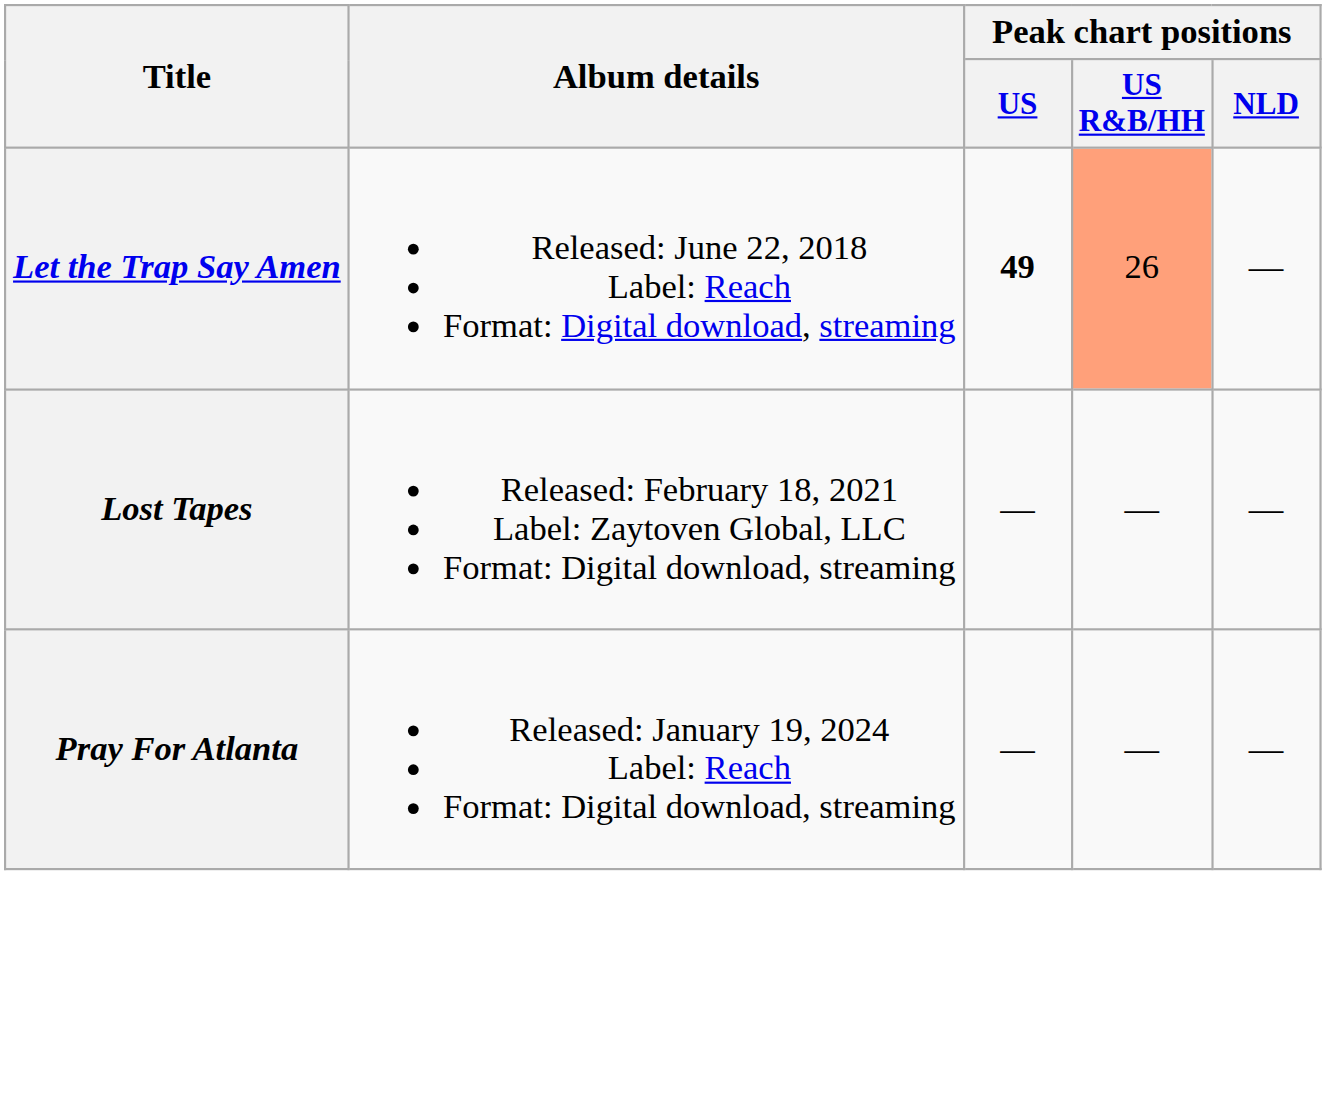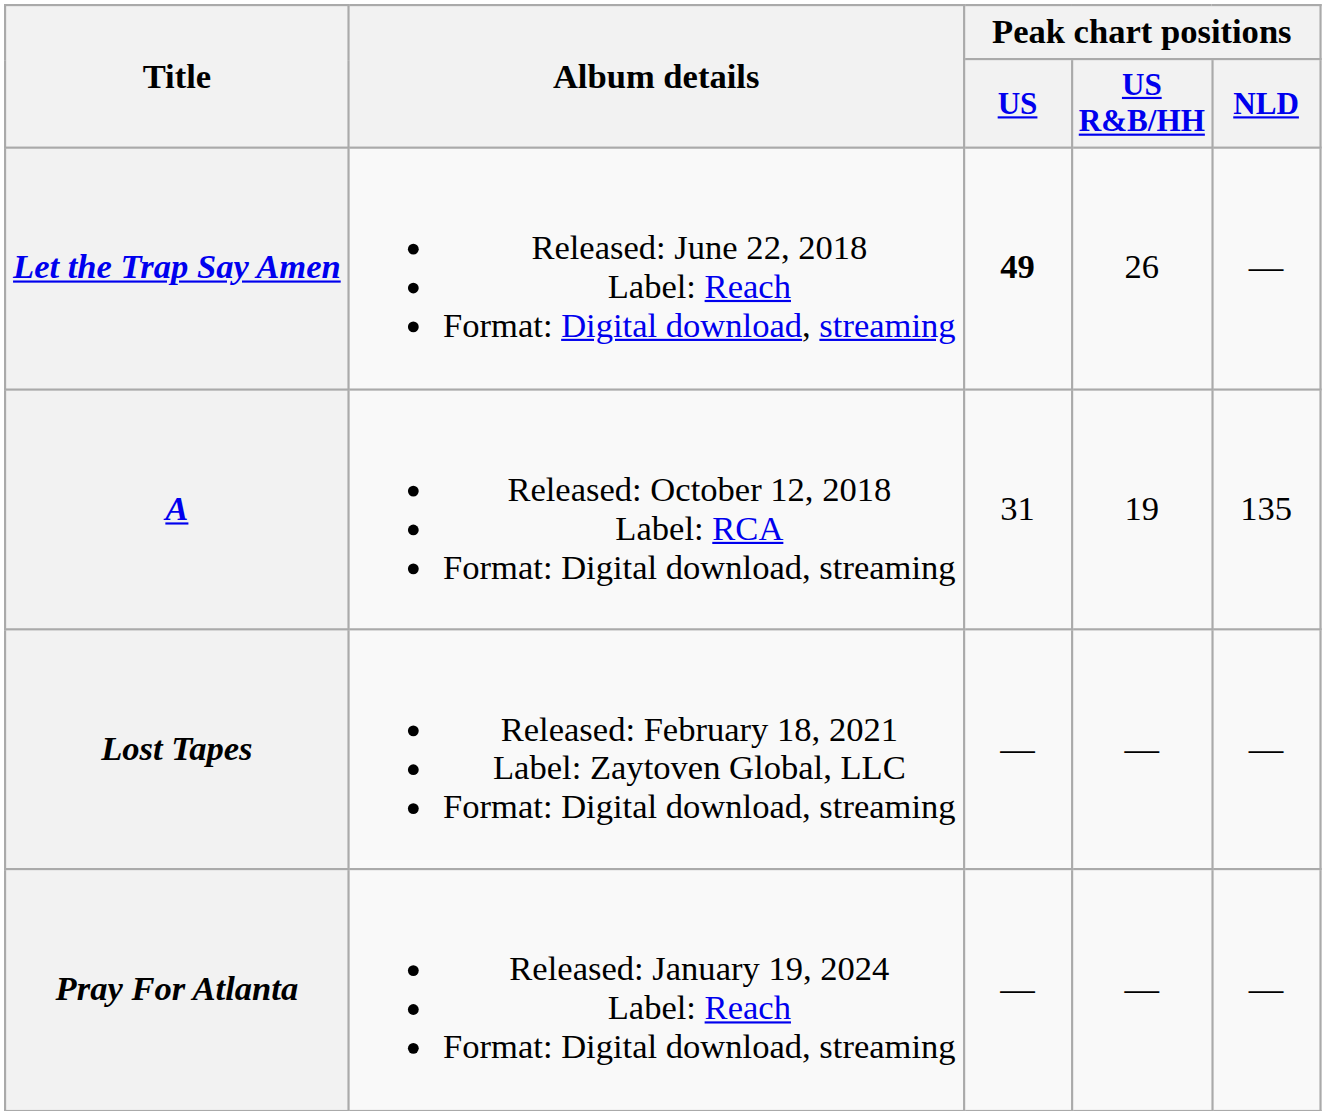(1142, 267) lightsalmon background -> (1142, 267) no background
+ row: (177, 508)
